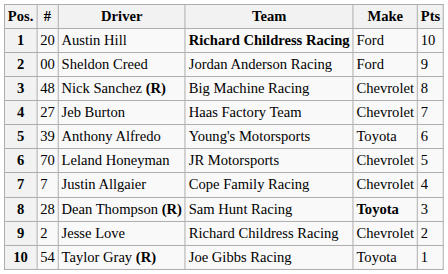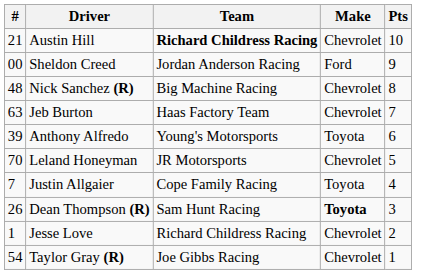- column: (21, 16)
(47, 40) 20 -> (15, 40) 21
(370, 40) Ford -> (353, 40) Chevrolet
(47, 112) 27 -> (15, 112) 63
(385, 185) Chevrolet -> (344, 185) Toyota
(47, 209) 28 -> (15, 209) 26
(44, 233) 2 -> (12, 233) 1
(377, 257) Toyota -> (353, 257) Chevrolet
